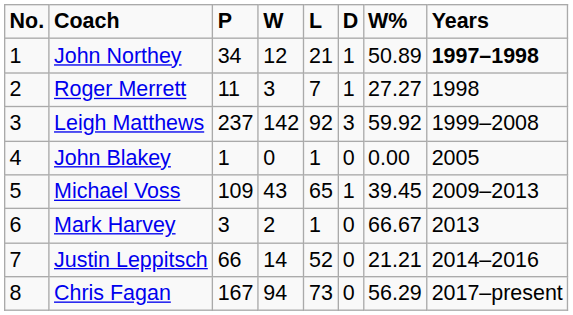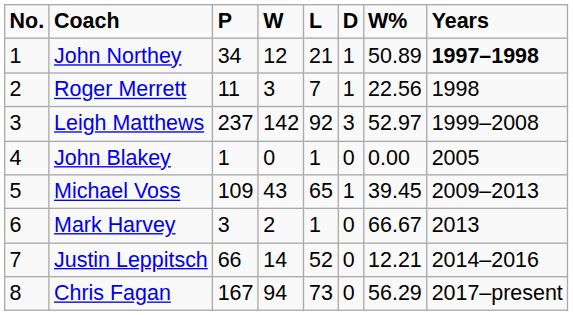(395, 89) 27.27 -> (395, 89) 22.56
(395, 123) 59.92 -> (395, 123) 52.97
(395, 259) 21.21 -> (395, 259) 12.21
